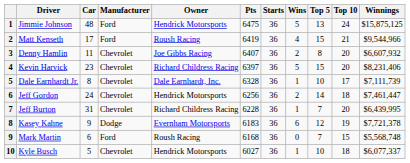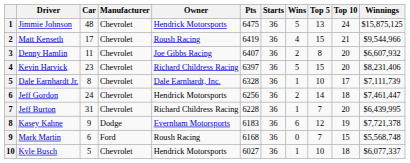(108, 25) Ford -> (116, 25) Chevrolet
(108, 39) Ford -> (116, 39) Chevrolet
